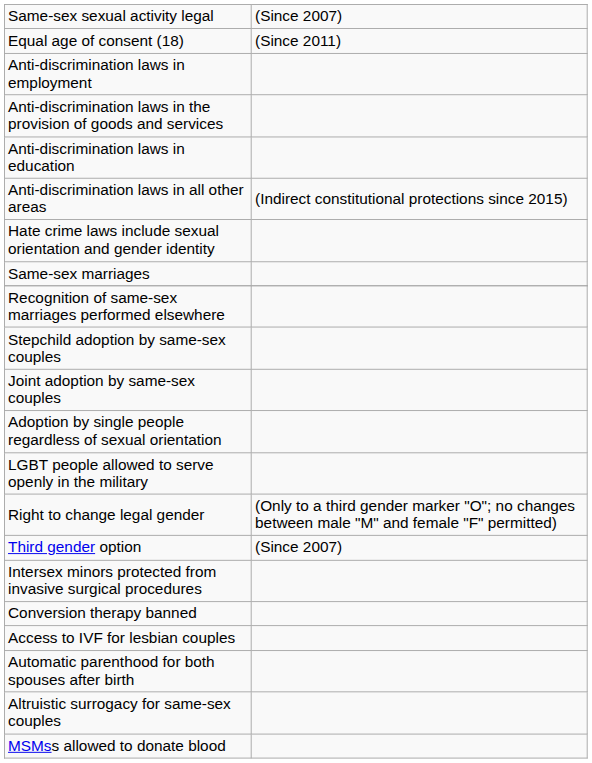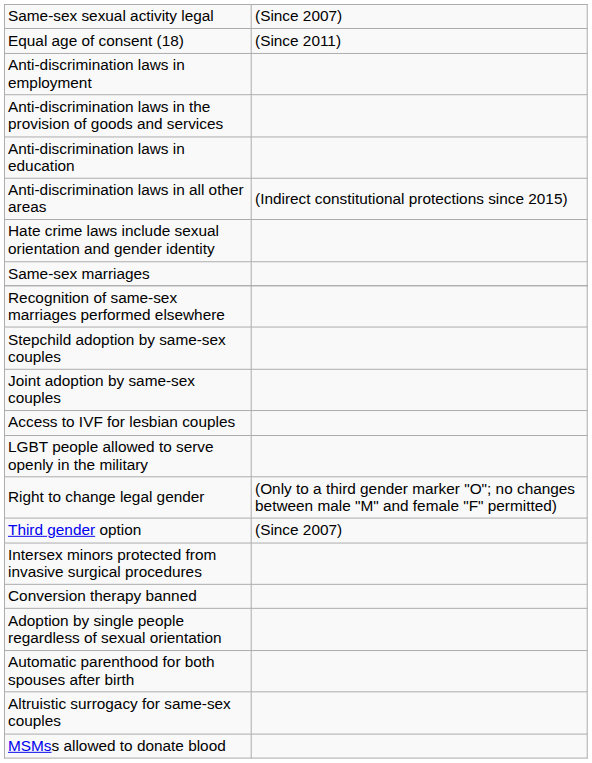rows swapped: (115, 431) <-> (122, 638)
